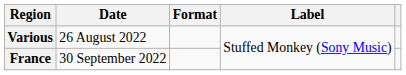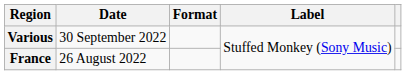(103, 37) 26 August 2022 -> (113, 37) 30 September 2022
(113, 59) 30 September 2022 -> (103, 59) 26 August 2022
